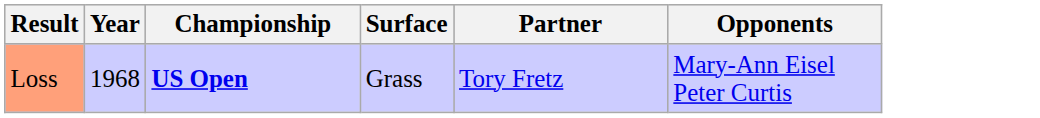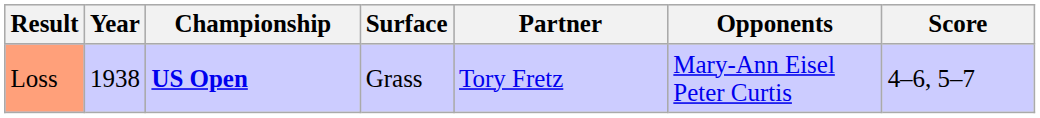+ column: (958, 24)
(115, 77) 1968 -> (115, 77) 1938
